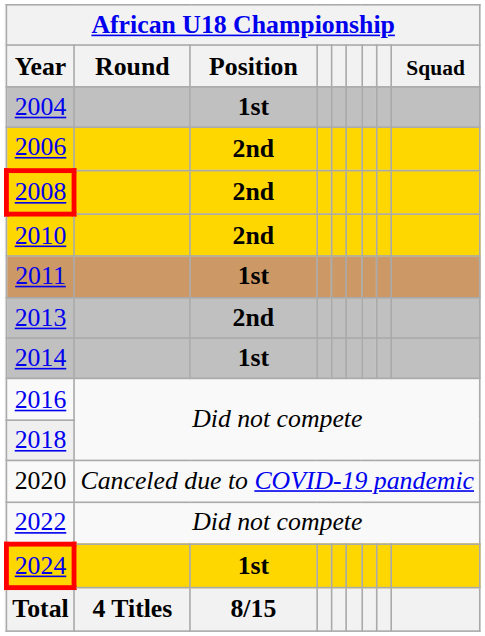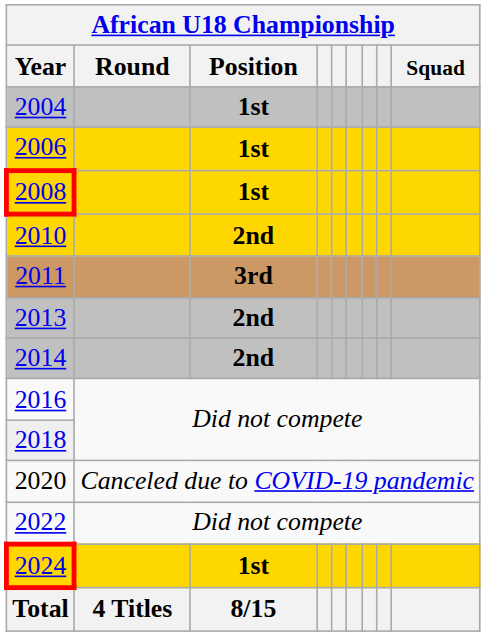(253, 148) 2nd -> (253, 148) 1st
(253, 191) 2nd -> (253, 191) 1st
(253, 276) 1st -> (253, 276) 3rd
(253, 358) 1st -> (253, 358) 2nd
